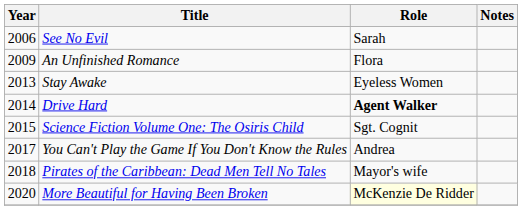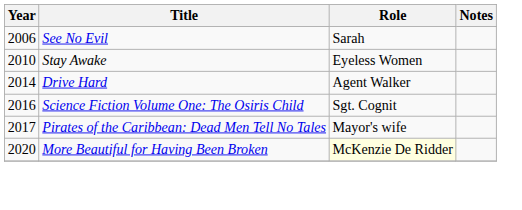- row: (111, 60)
(22, 82) 2013 -> (22, 60) 2010
(395, 104) bold -> (372, 82) normal
(22, 127) 2015 -> (22, 104) 2016
- row: (195, 149)
(22, 171) 2018 -> (22, 127) 2017
